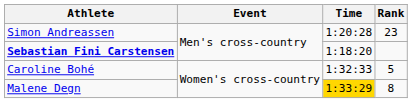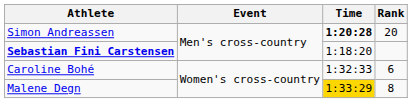(349, 32) normal -> (349, 32) bold
(391, 32) 23 -> (391, 32) 20
(391, 70) 5 -> (391, 70) 6
